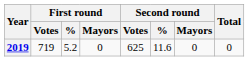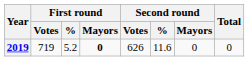(100, 47) normal -> (100, 47) bold
(135, 47) 625 -> (135, 47) 626
